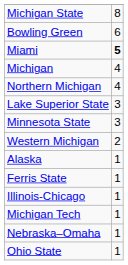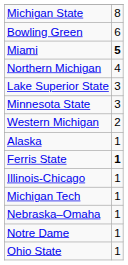- row: (30, 68)
(117, 178) normal -> (117, 159) bold
+ row: (38, 232)
